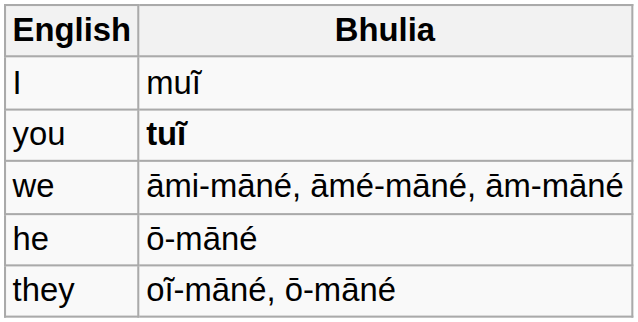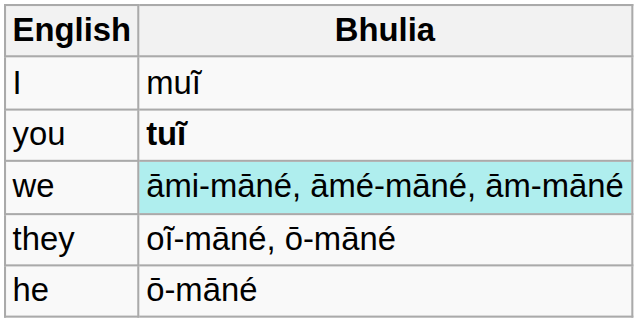(385, 186) no background -> (385, 186) paleturquoise background
rows swapped: (31, 238) <-> (44, 290)
